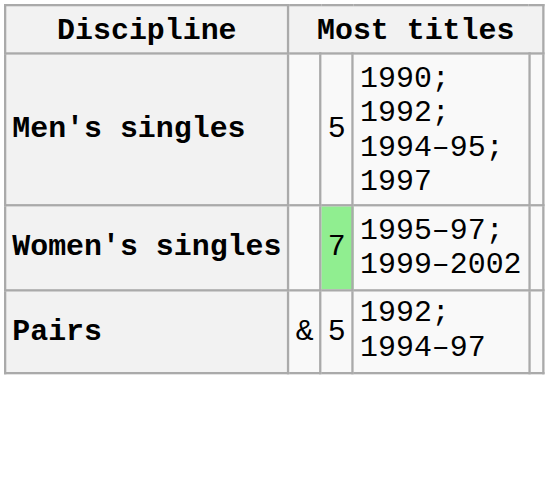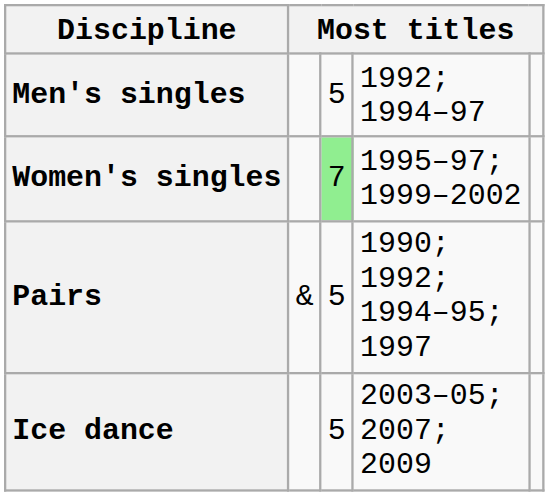(432, 130) 1990; 1992; 1994–95; 1997 -> (423, 95) 1992; 1994–97
(423, 331) 1992; 1994–97 -> (432, 296) 1990; 1992; 1994–95; 1997
+ row: (93, 431)
